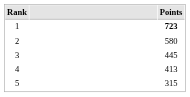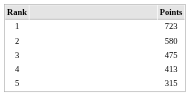(171, 27) bold -> (171, 27) normal
(171, 55) 445 -> (171, 55) 475
